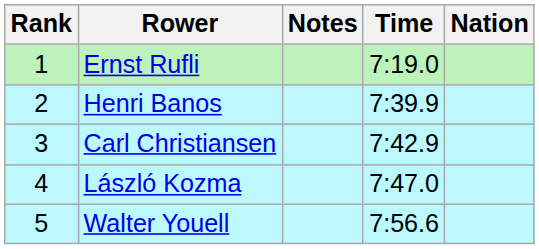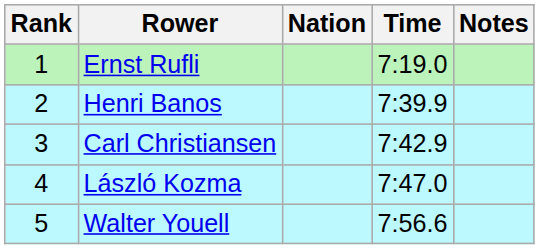columns swapped: (490, 24) <-> (323, 24)
